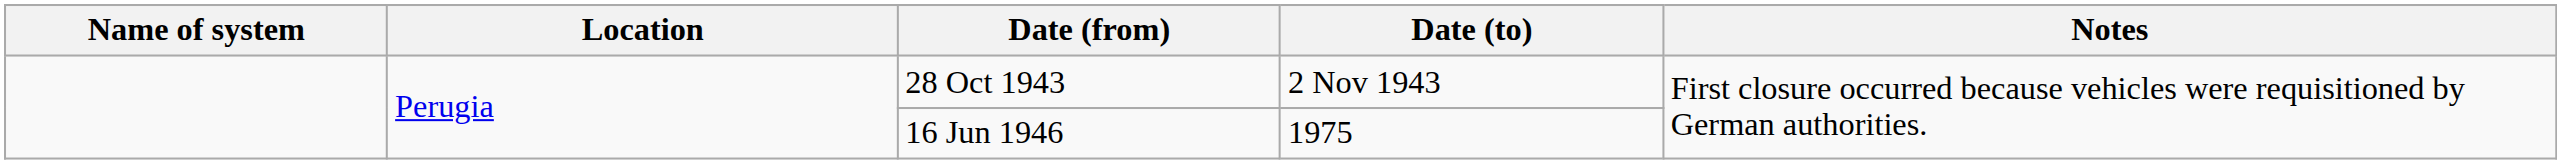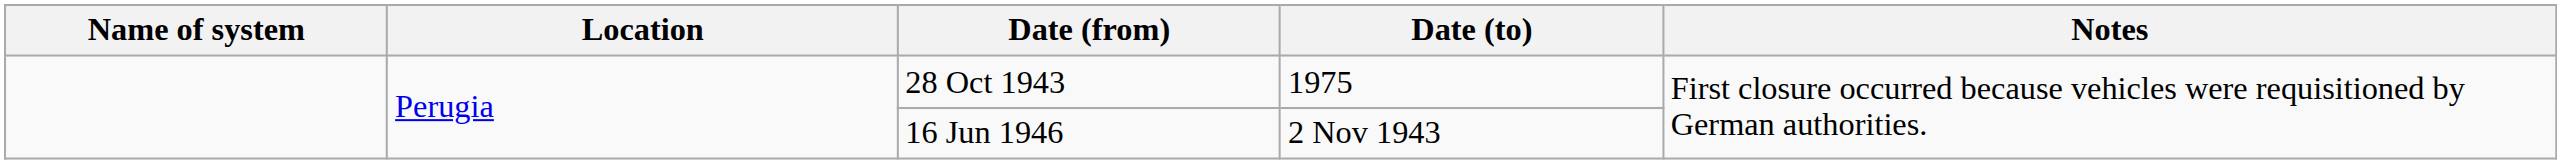(1364, 81) 2 Nov 1943 -> (1320, 81) 1975
(1320, 132) 1975 -> (1364, 132) 2 Nov 1943
